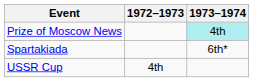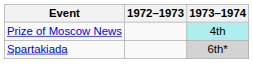(218, 49) no background -> (218, 49) lightgrey background
- row: (35, 67)
